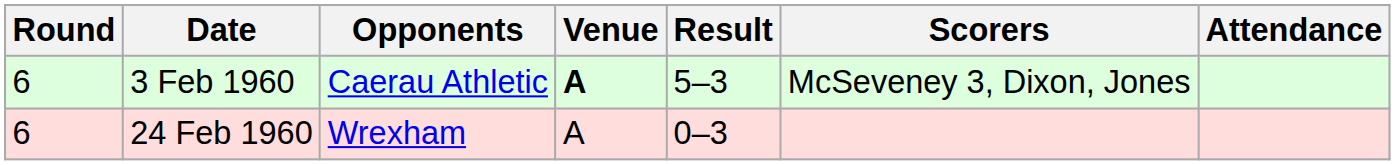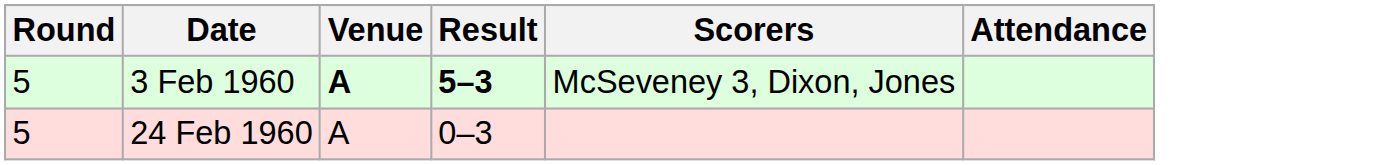- column: (438, 30)
(22, 81) 6 -> (22, 81) 5
(701, 81) normal -> (465, 81) bold
(22, 133) 6 -> (22, 133) 5
